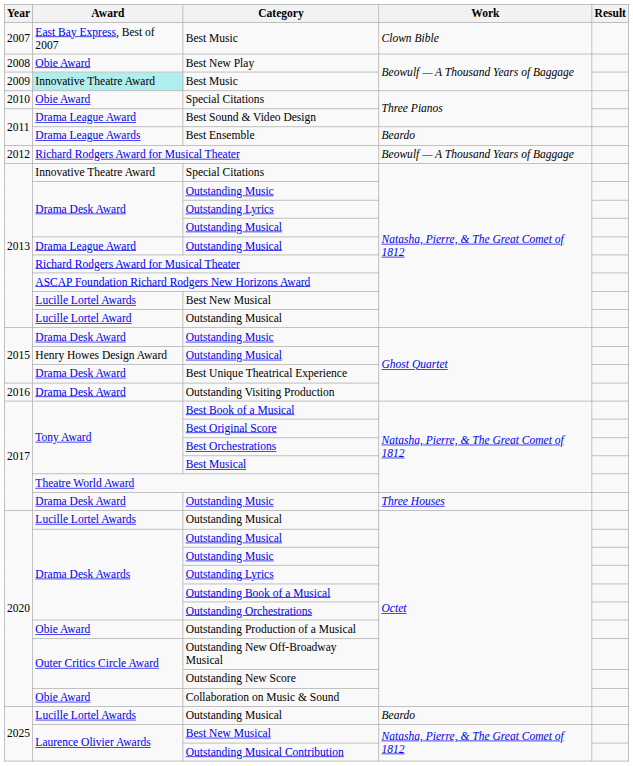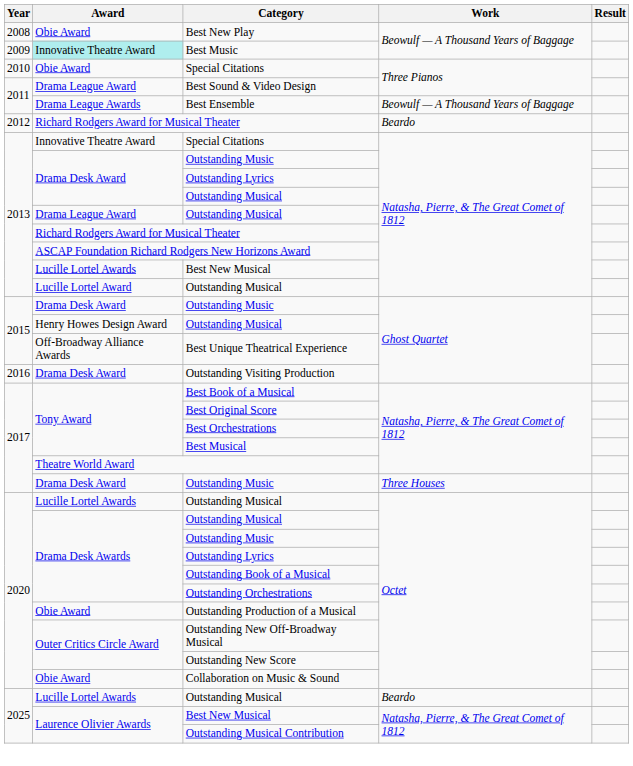- row: (19, 38)
(398, 136) Beardo -> (478, 104) Beowulf — A Thousand Years of Baggage
(478, 154) Beowulf — A Thousand Years of Baggage -> (398, 123) Beardo
(81, 373) Drama Desk Award -> (89, 348) Off-Broadway Alliance Awards
